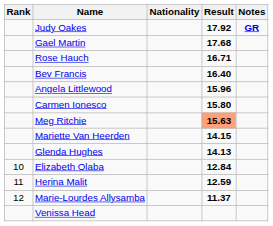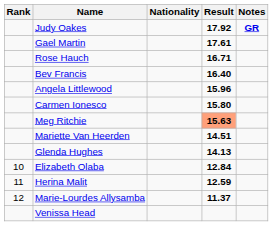(219, 43) 17.68 -> (219, 43) 17.61
(219, 136) 14.15 -> (219, 136) 14.51
